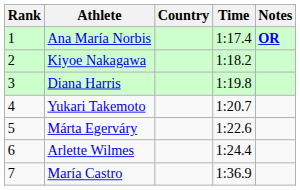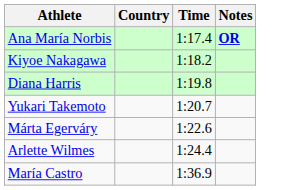- column: (24, 15)
